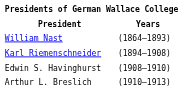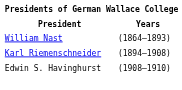- row: (48, 83)
